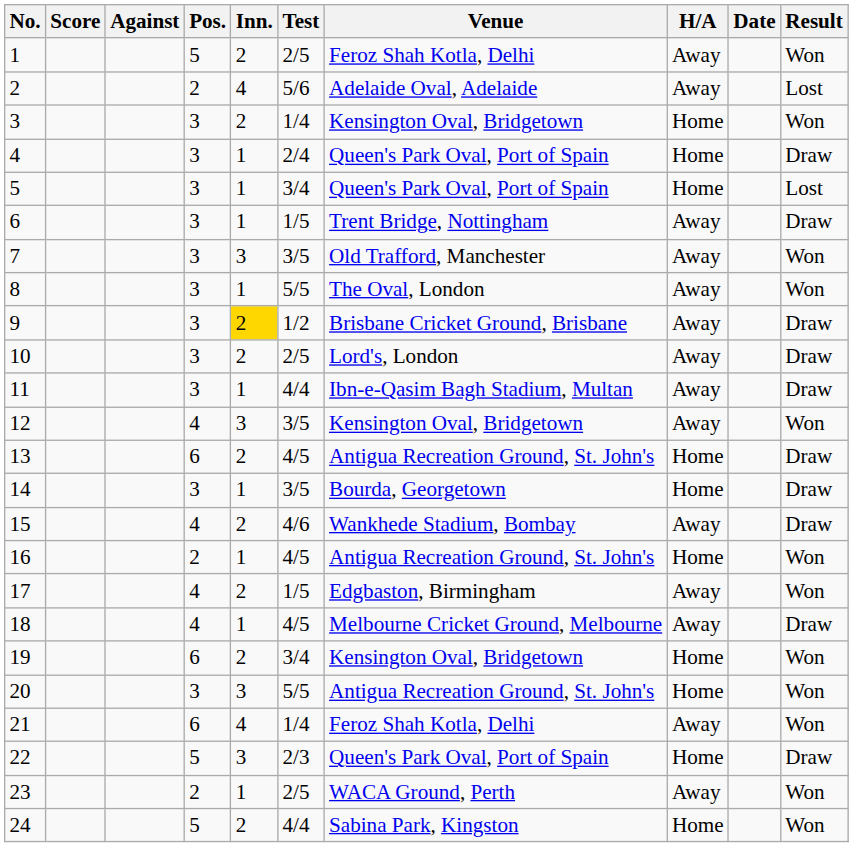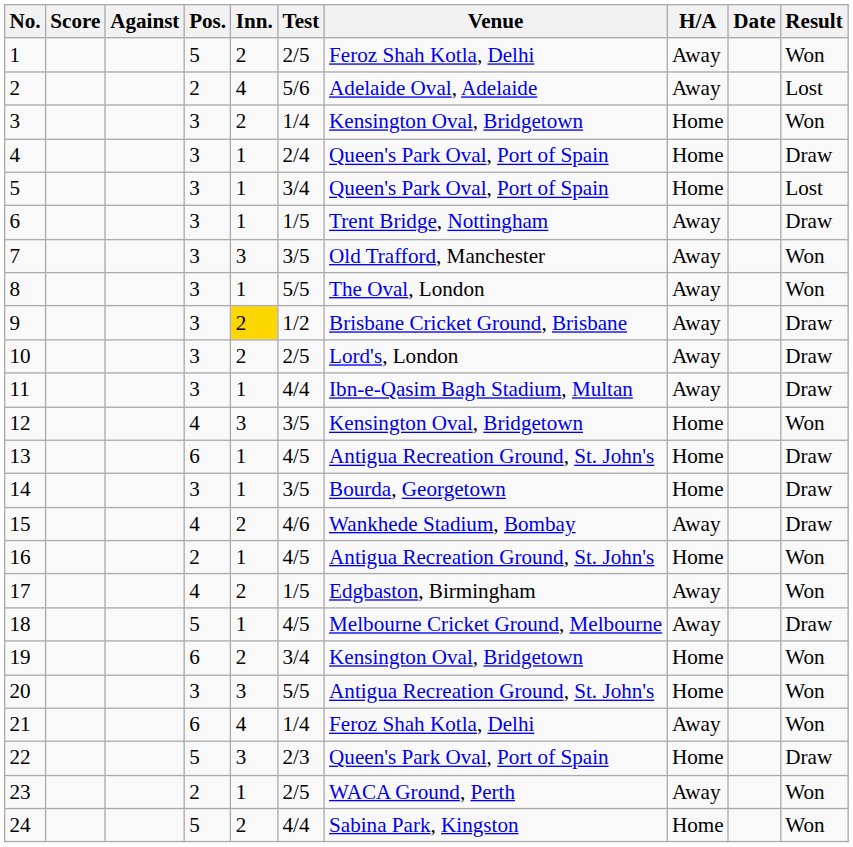(696, 423) Away -> (698, 423) Home
(241, 456) 2 -> (241, 456) 1
(194, 624) 4 -> (194, 624) 5
